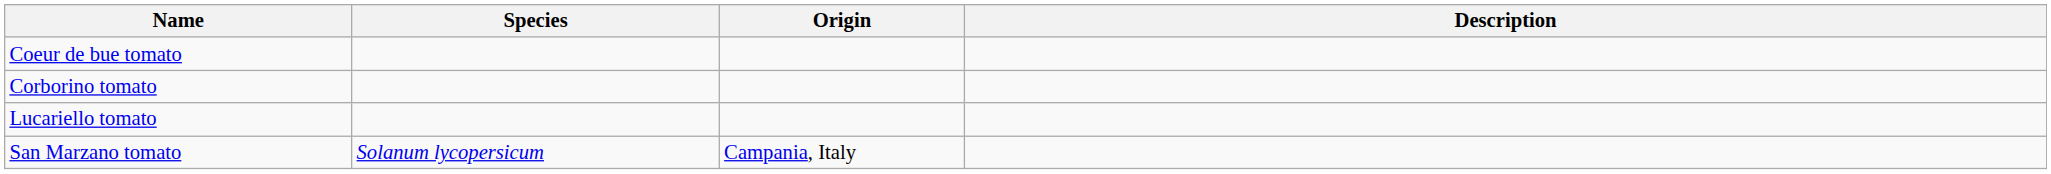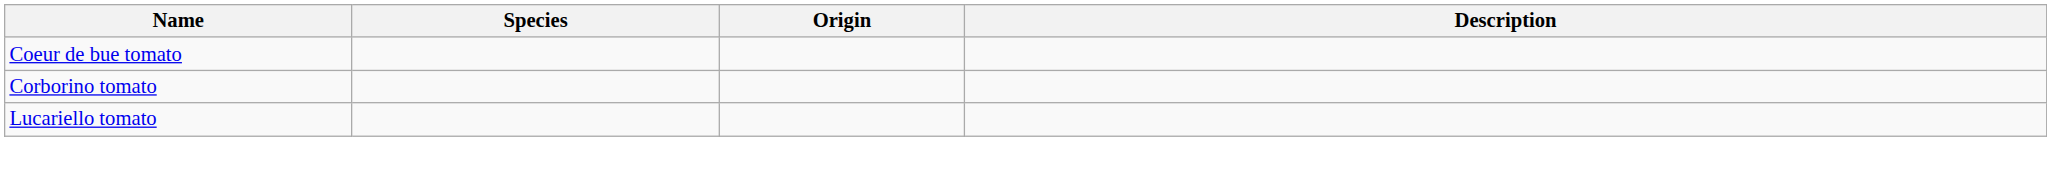- row: (95, 151)
